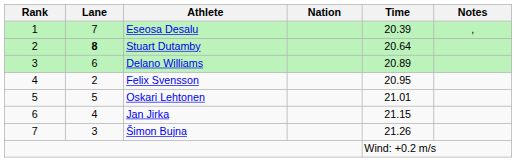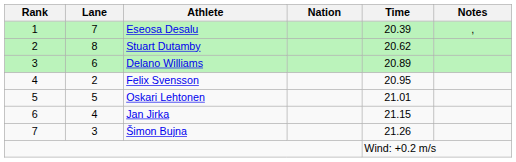(94, 47) bold -> (94, 47) normal
(398, 47) 20.64 -> (398, 47) 20.62
